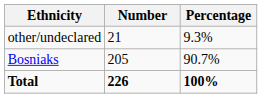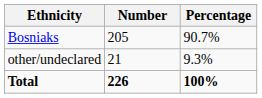rows swapped: (33, 59) <-> (54, 37)
